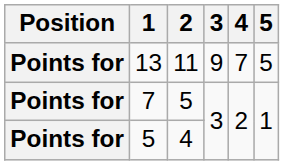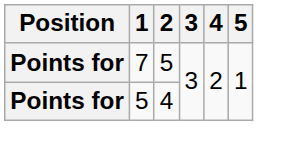- row: (149, 62)
